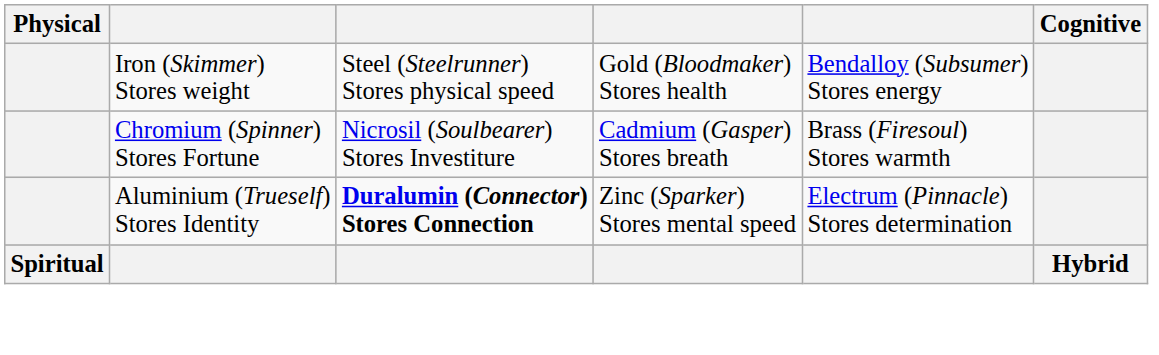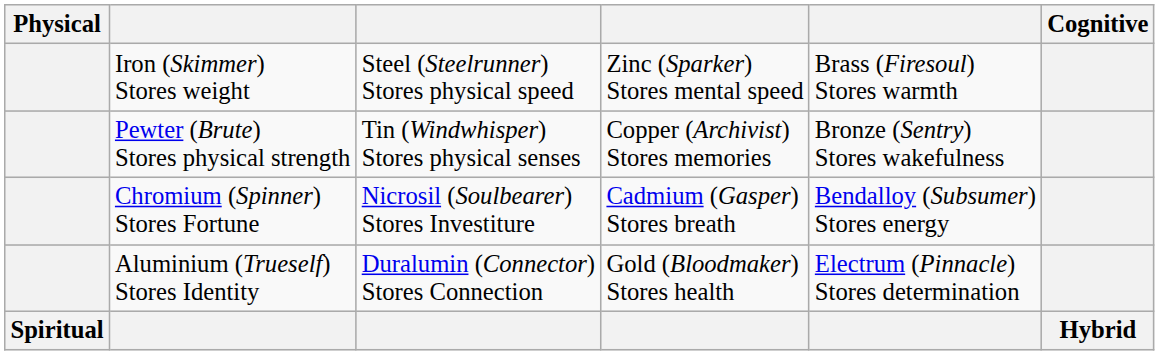(695, 76) Gold (Bloodmaker) Stores health -> (705, 76) Zinc (Sparker) Stores mental speed
(918, 76) Bendalloy (Subsumer) Stores energy -> (895, 76) Brass (Firesoul) Stores warmth
+ row: (233, 143)
(887, 143) Brass (Firesoul) Stores warmth -> (925, 210) Bendalloy (Subsumer) Stores energy
(465, 210) bold -> (478, 277) normal
(698, 210) Zinc (Sparker) Stores mental speed -> (703, 277) Gold (Bloodmaker) Stores health
